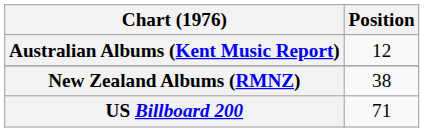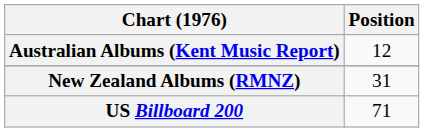(382, 80) 38 -> (382, 80) 31
